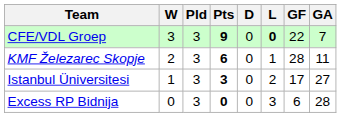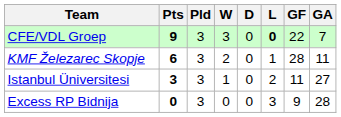columns swapped: (224, 15) <-> (171, 15)
(297, 79) 17 -> (297, 79) 11
(297, 101) 6 -> (297, 101) 9
